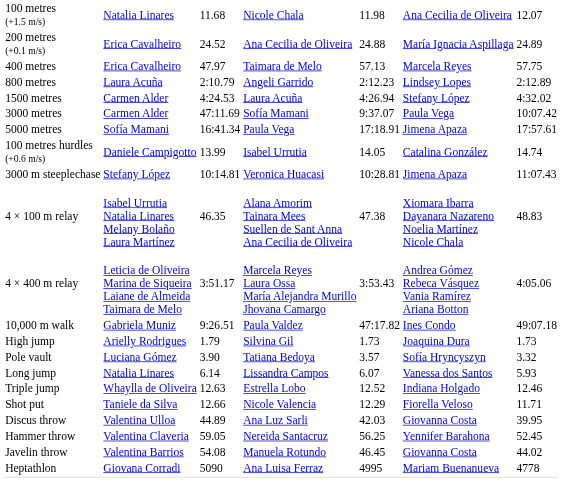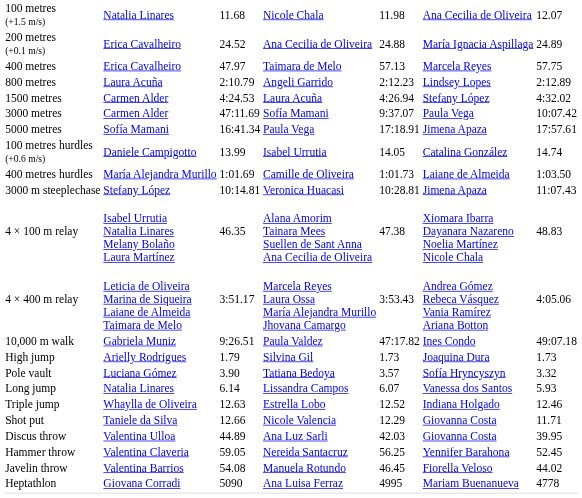+ row: (49, 174)
(438, 404) Fiorella Veloso -> (460, 420) Giovanna Costa
(440, 452) Giovanna Costa -> (458, 468) Fiorella Veloso
